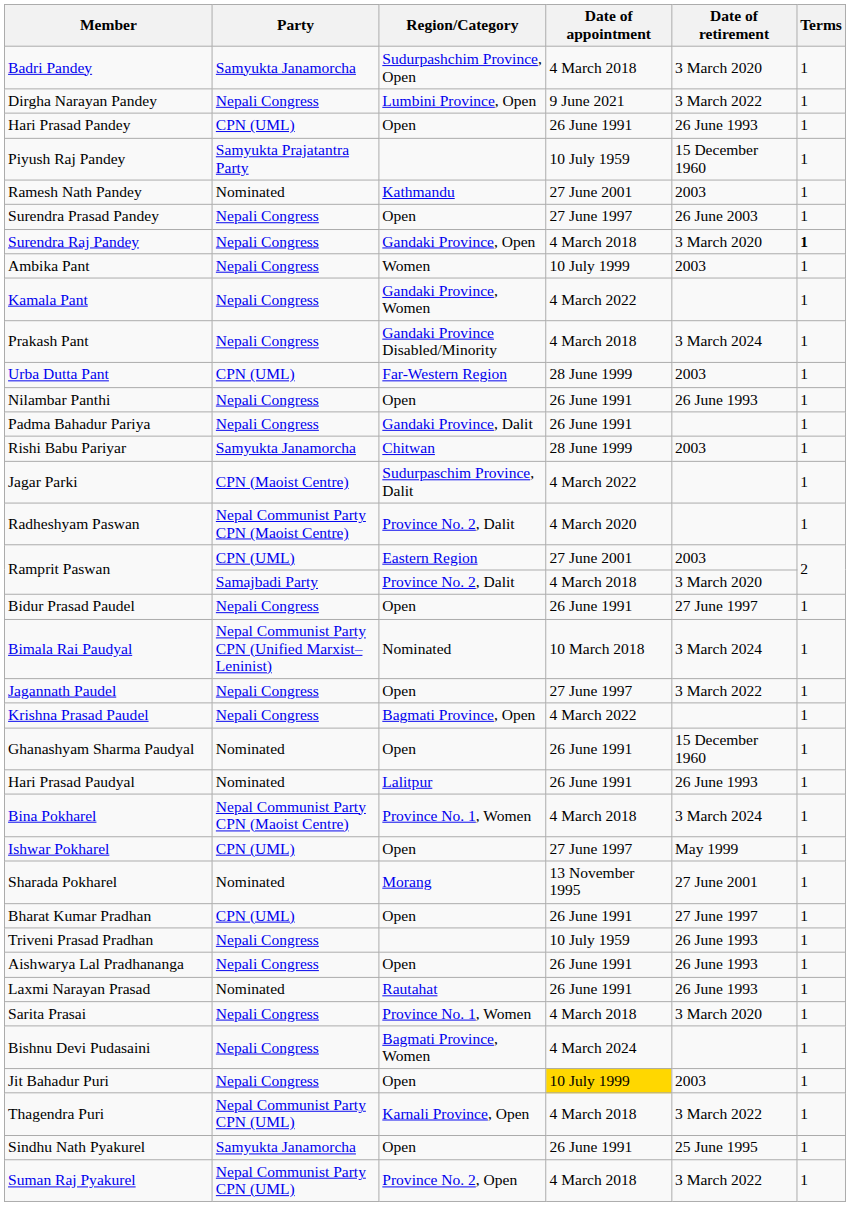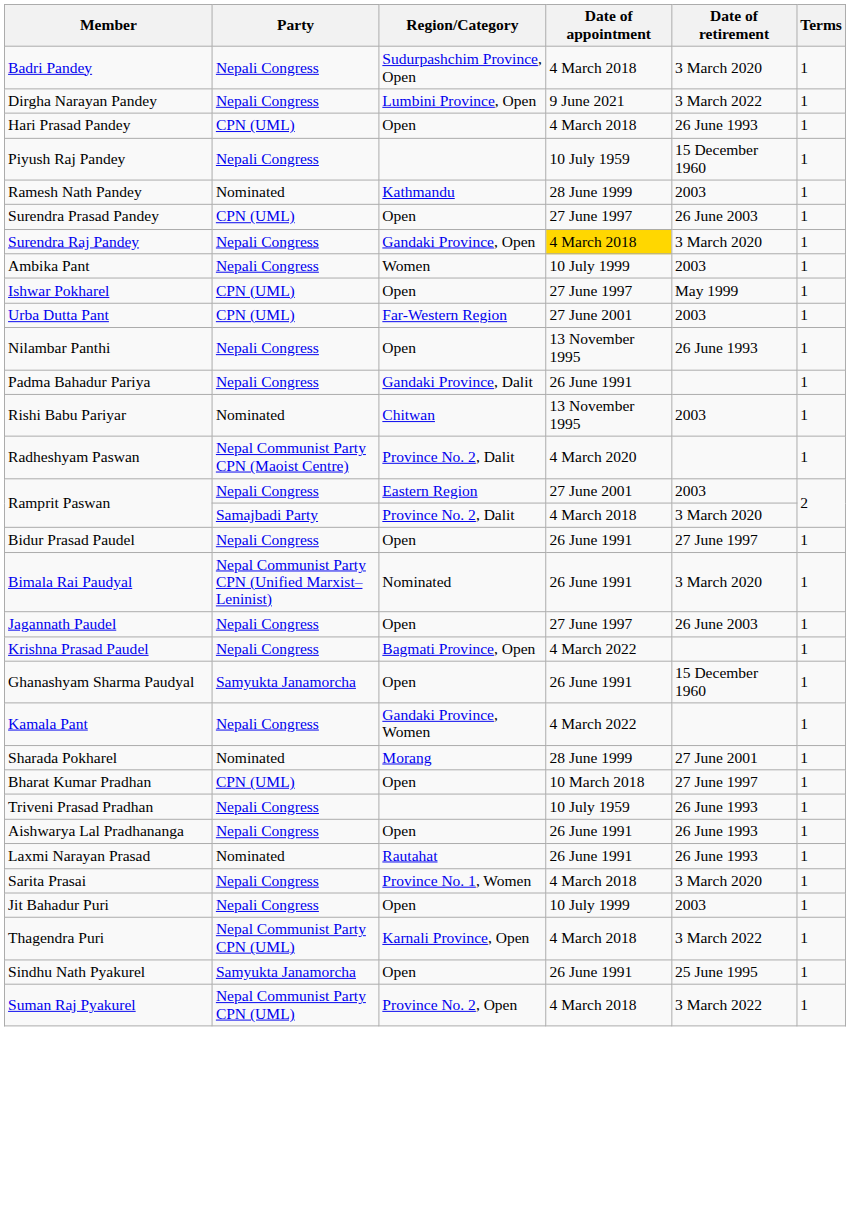(286, 67) Samyukta Janamorcha -> (267, 67) Nepali Congress
(591, 125) 26 June 1991 -> (593, 125) 4 March 2018
(282, 158) Samyukta Prajatantra Party -> (267, 158) Nepali Congress
(591, 192) 27 June 2001 -> (591, 192) 28 June 1999
(267, 216) Nepali Congress -> (255, 216) CPN (UML)
(593, 241) no background -> (593, 241) gold background
(804, 241) bold -> (804, 241) normal
rows swapped: (48, 299) <-> (59, 848)
- row: (48, 341)
(591, 374) 28 June 1999 -> (591, 315) 27 June 2001
(591, 399) 26 June 1991 -> (592, 348) 13 November 1995
(286, 448) Samyukta Janamorcha -> (250, 415) Nominated
(591, 448) 28 June 1999 -> (592, 415) 13 November 1995
- row: (43, 482)
(255, 557) CPN (UML) -> (267, 490) Nepali Congress
(597, 648) 10 March 2018 -> (591, 582) 26 June 1991
(719, 648) 3 March 2024 -> (719, 582) 3 March 2020
(719, 690) 3 March 2022 -> (716, 624) 26 June 2003
(250, 748) Nominated -> (286, 682) Samyukta Janamorcha
- row: (71, 782)
- row: (52, 815)
(592, 882) 13 November 1995 -> (591, 757) 28 June 1999
(591, 915) 26 June 1991 -> (597, 782) 10 March 2018
- row: (79, 1047)
(590, 1080) gold background -> (590, 905) no background
